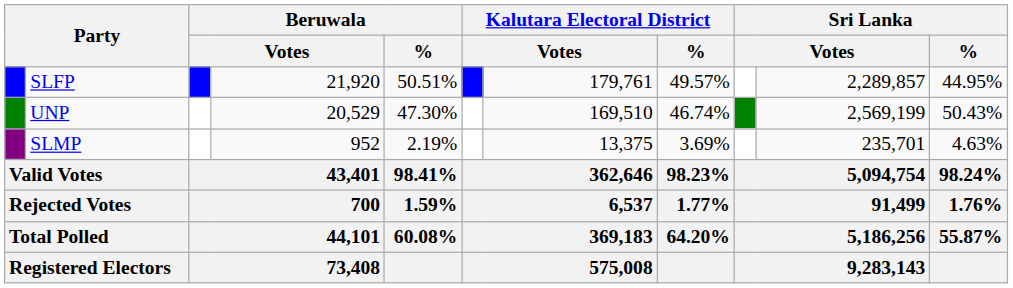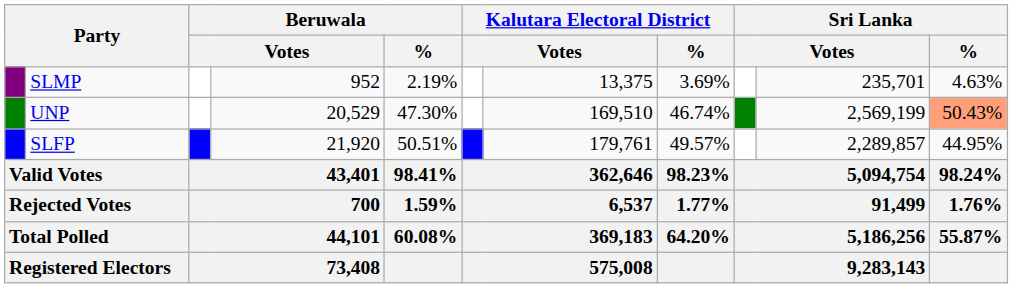rows swapped: (53, 81) <-> (56, 143)
(972, 112) no background -> (972, 112) lightsalmon background
